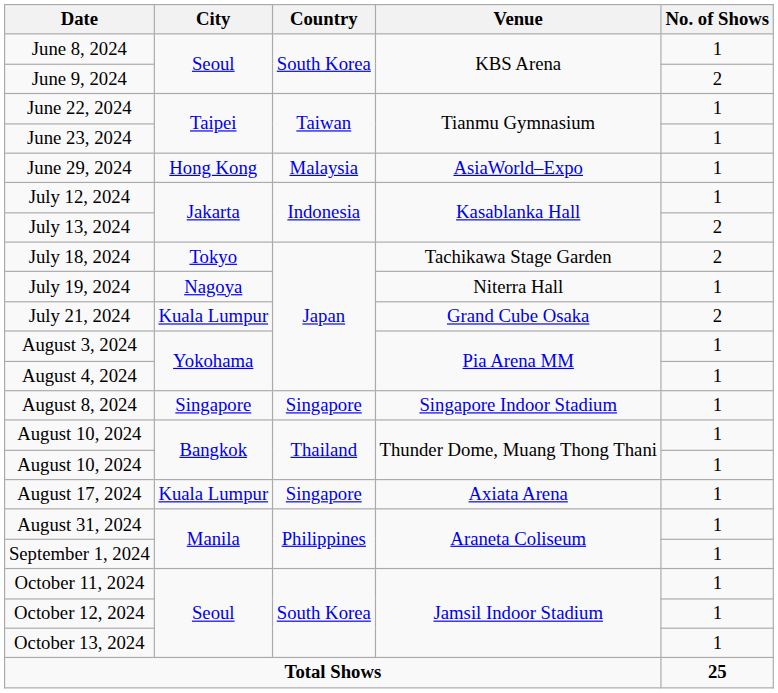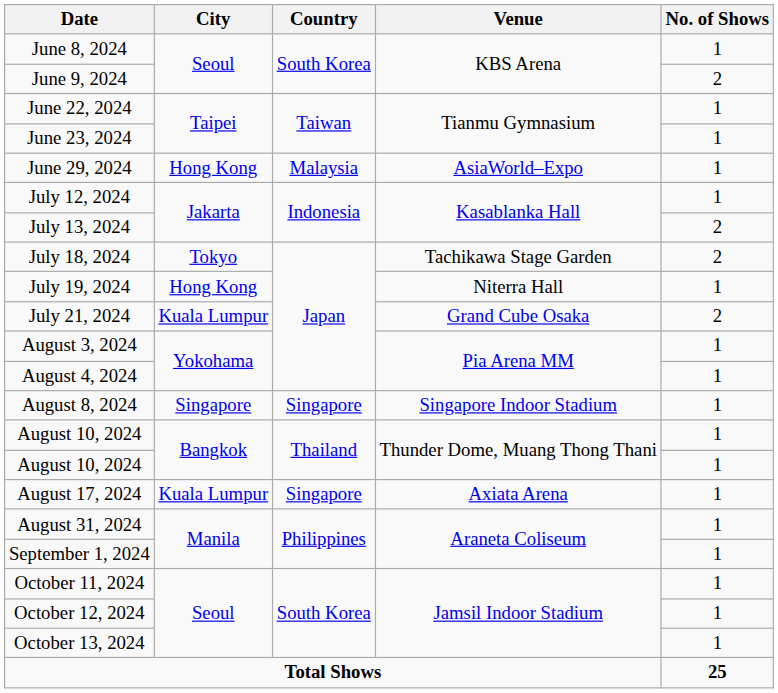(213, 286) Nagoya -> (213, 286) Hong Kong
